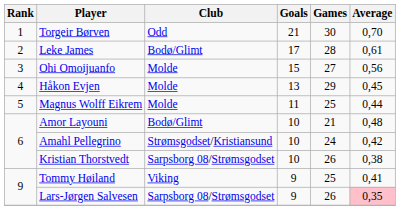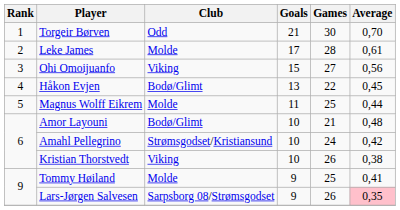(175, 50) Bodø/Glimt -> (163, 50) Molde
(163, 68) Molde -> (163, 68) Viking
(163, 86) Molde -> (175, 86) Bodø/Glimt
(330, 86) 29 -> (330, 86) 22
(211, 159) Sarpsborg 08/Strømsgodset -> (163, 159) Viking
(163, 178) Viking -> (163, 178) Molde
